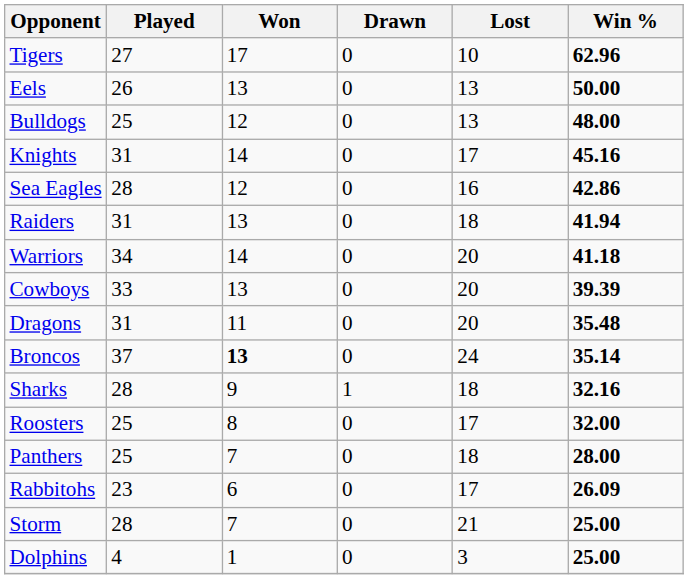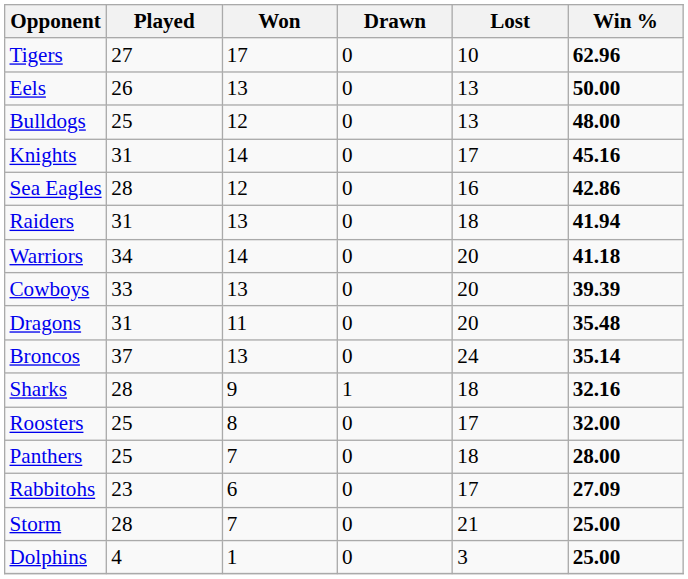(237, 356) bold -> (237, 356) normal
(596, 490) 26.09 -> (596, 490) 27.09
